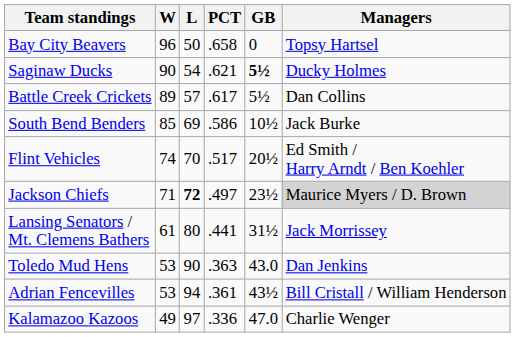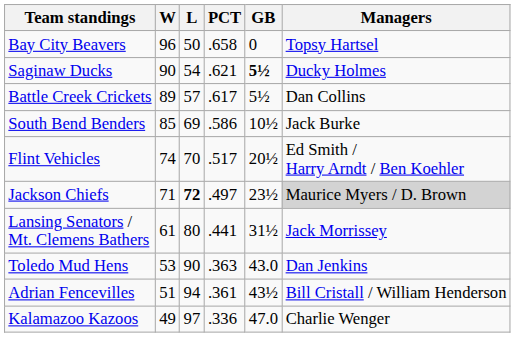(168, 292) 53 -> (168, 292) 51
